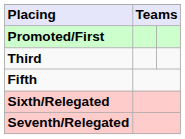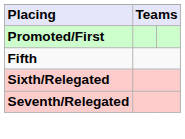- row: (25, 58)
